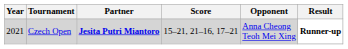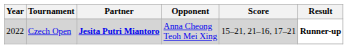columns swapped: (269, 12) <-> (201, 12)
(15, 31) 2021 -> (15, 31) 2022
